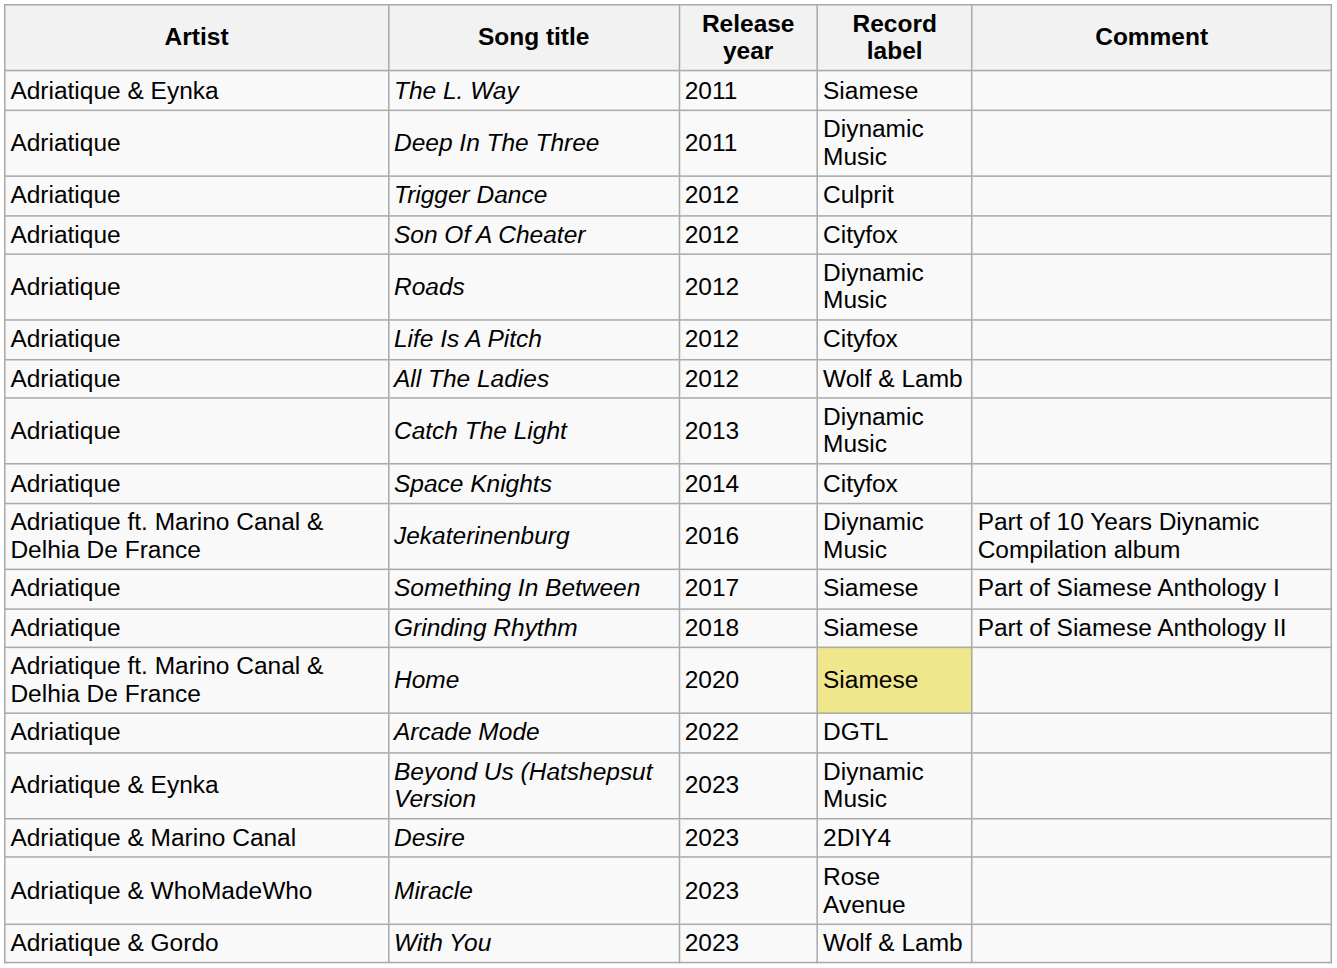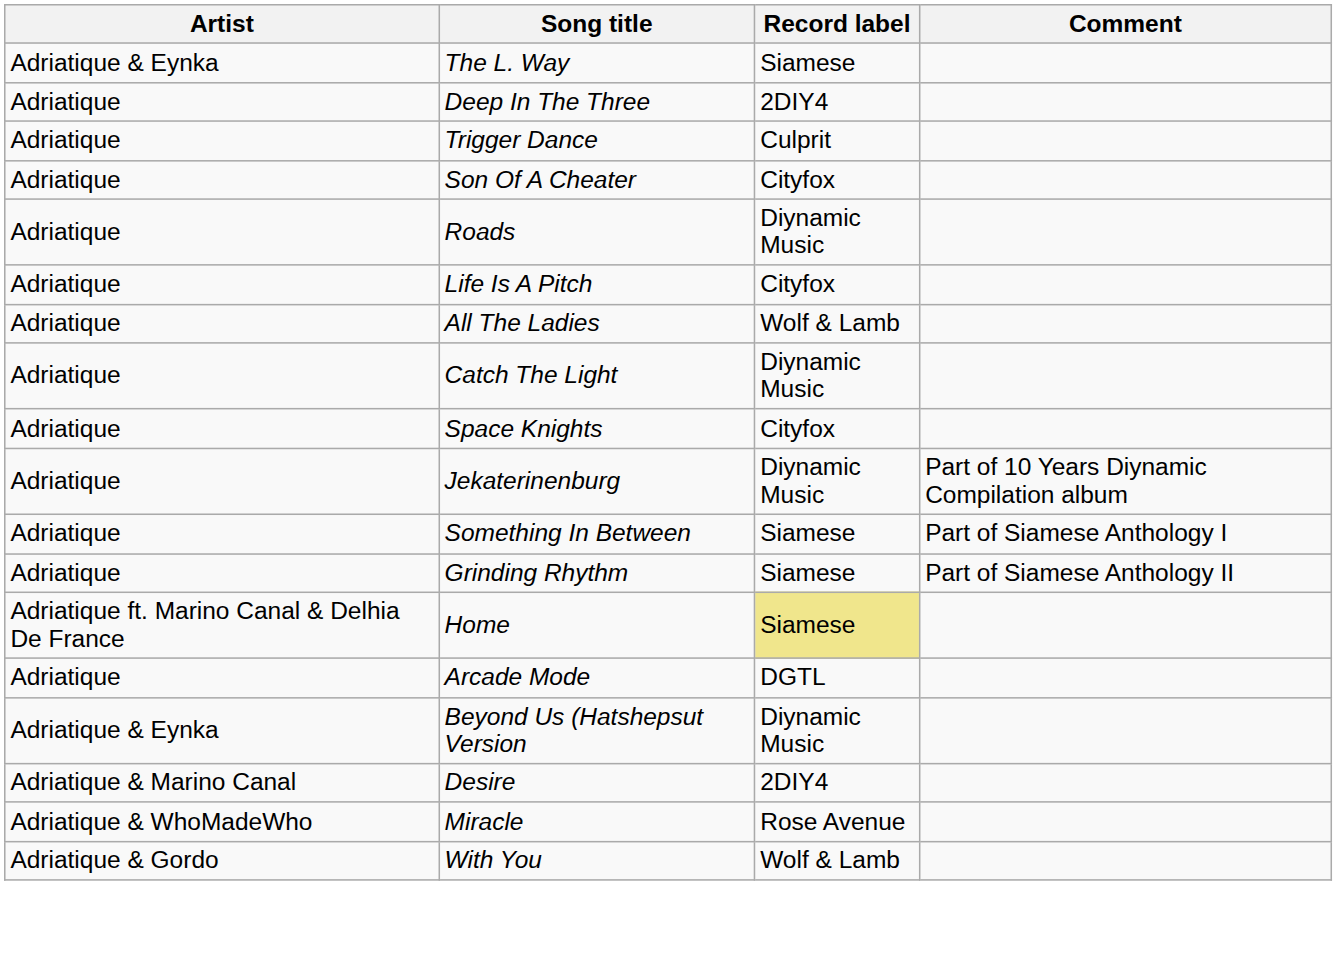- column: (748, 37)
(873, 142) Diynamic Music -> (794, 101) 2DIY4
(167, 536) Adriatique ft. Marino Canal & Delhia De France -> (66, 480) Adriatique
